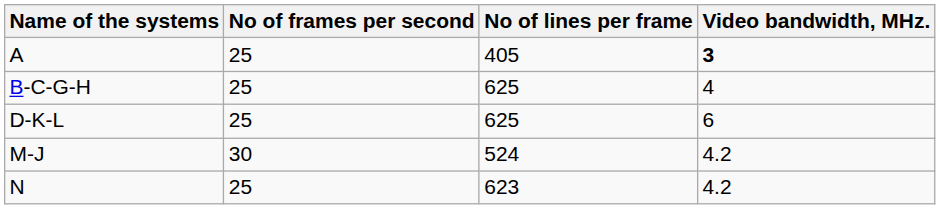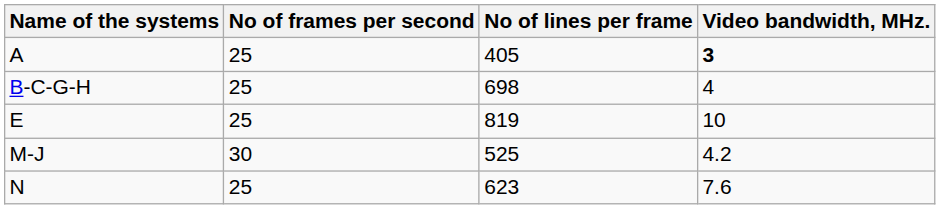(502, 87) 625 -> (502, 87) 698
- row: (37, 120)
+ row: (16, 120)
(502, 154) 524 -> (502, 154) 525
(717, 187) 4.2 -> (717, 187) 7.6
